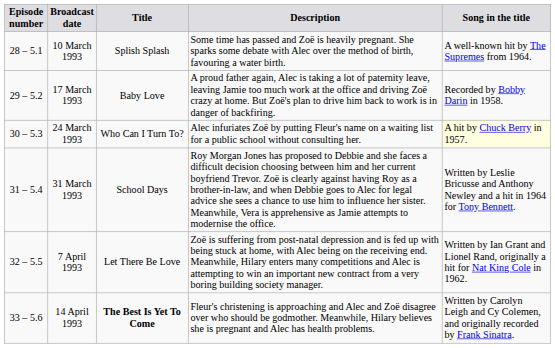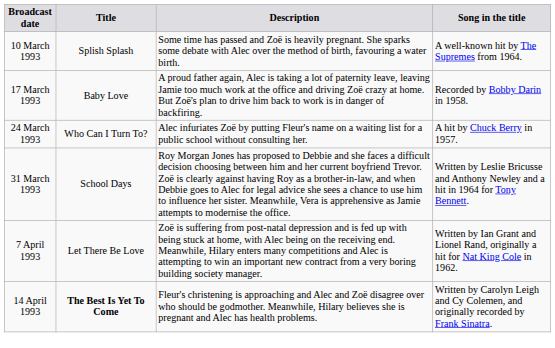- column: (26, 18)
(493, 134) lightyellow background -> (484, 134) no background
